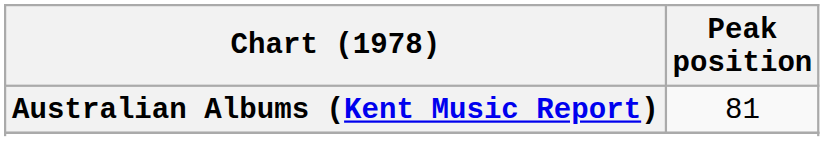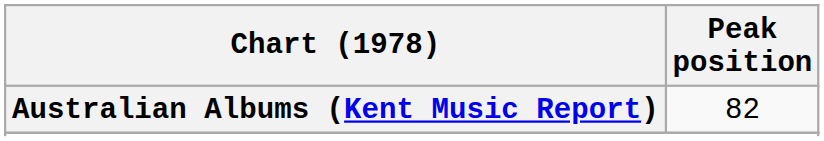(742, 110) 81 -> (742, 110) 82
